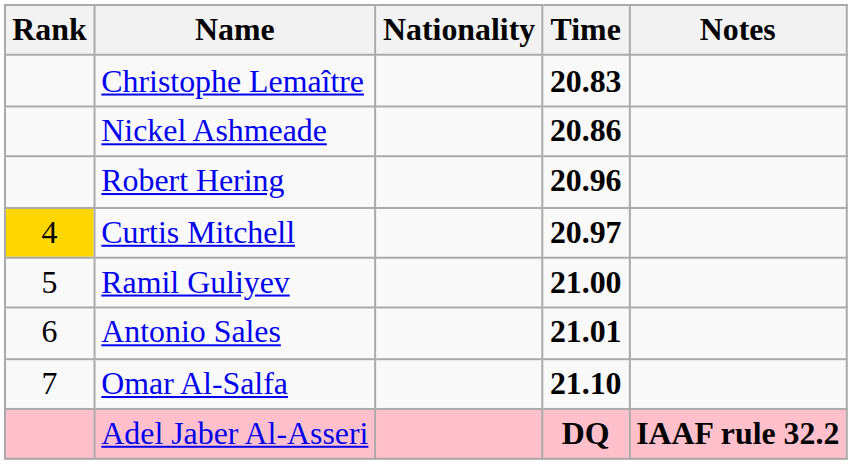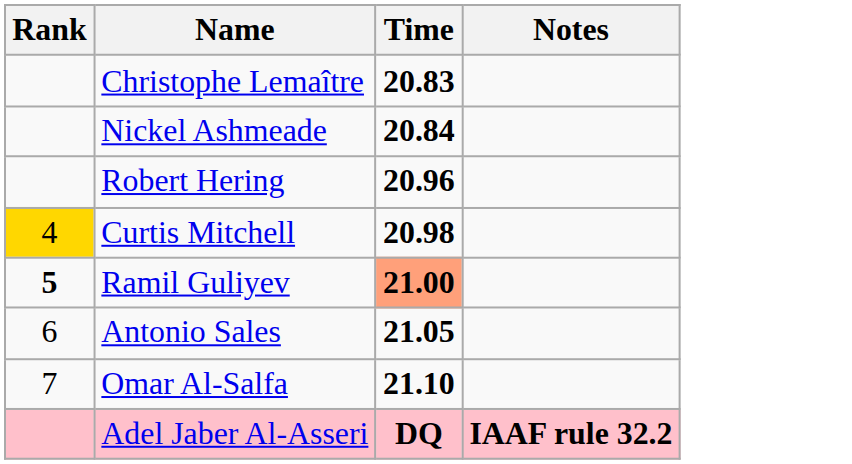- column: (459, 29)
(586, 130) 20.86 -> (419, 130) 20.84
(586, 231) 20.97 -> (419, 231) 20.98
(49, 282) normal -> (49, 282) bold
(586, 282) no background -> (419, 282) lightsalmon background
(586, 332) 21.01 -> (419, 332) 21.05
